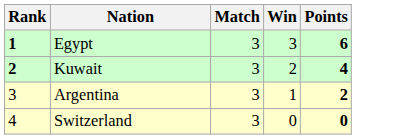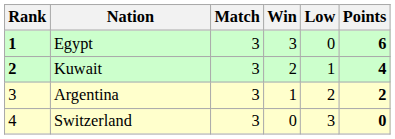+ column: (320, 17)
